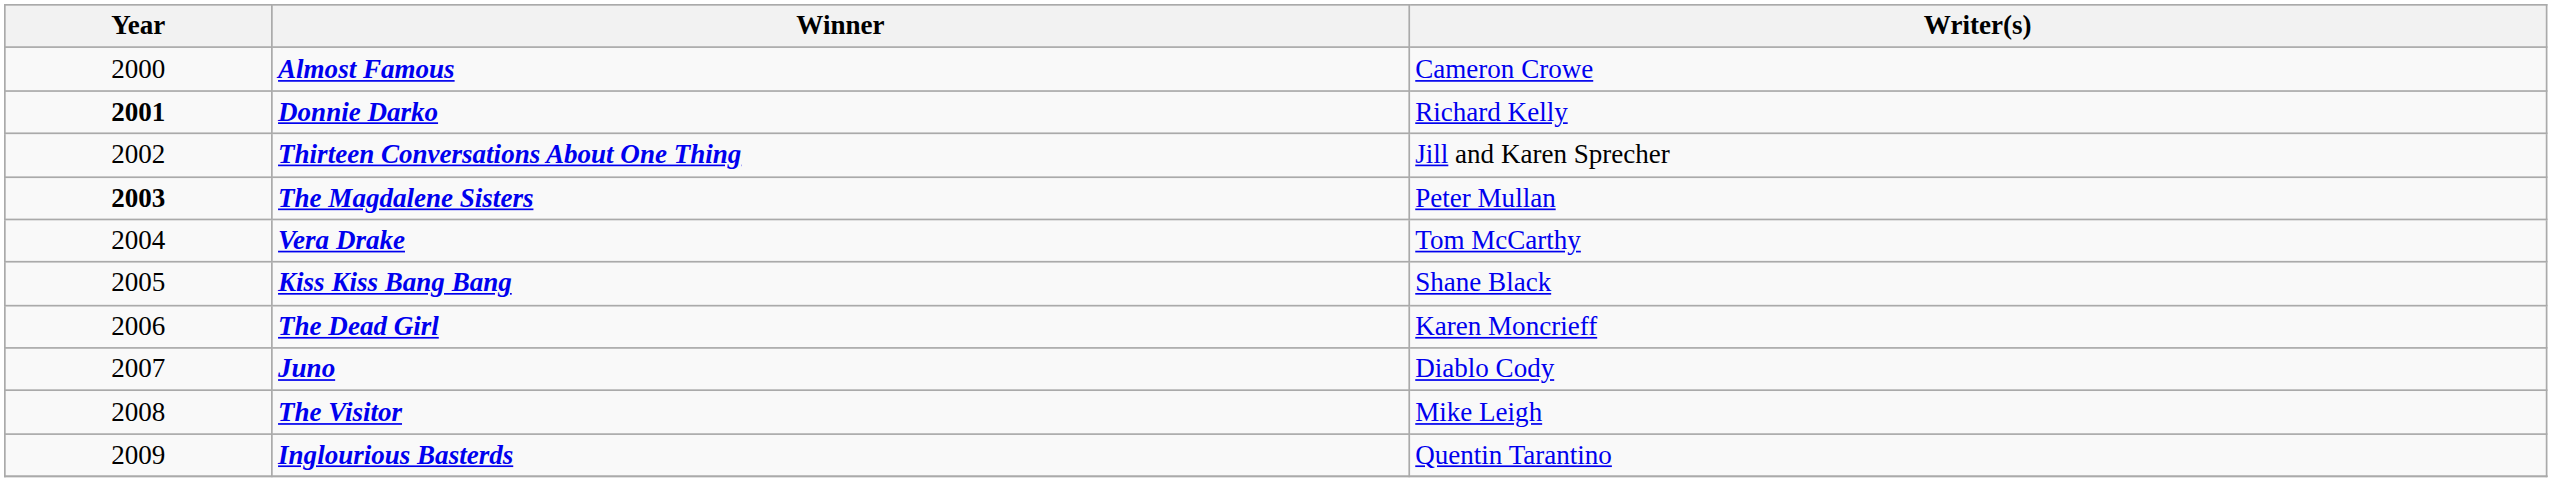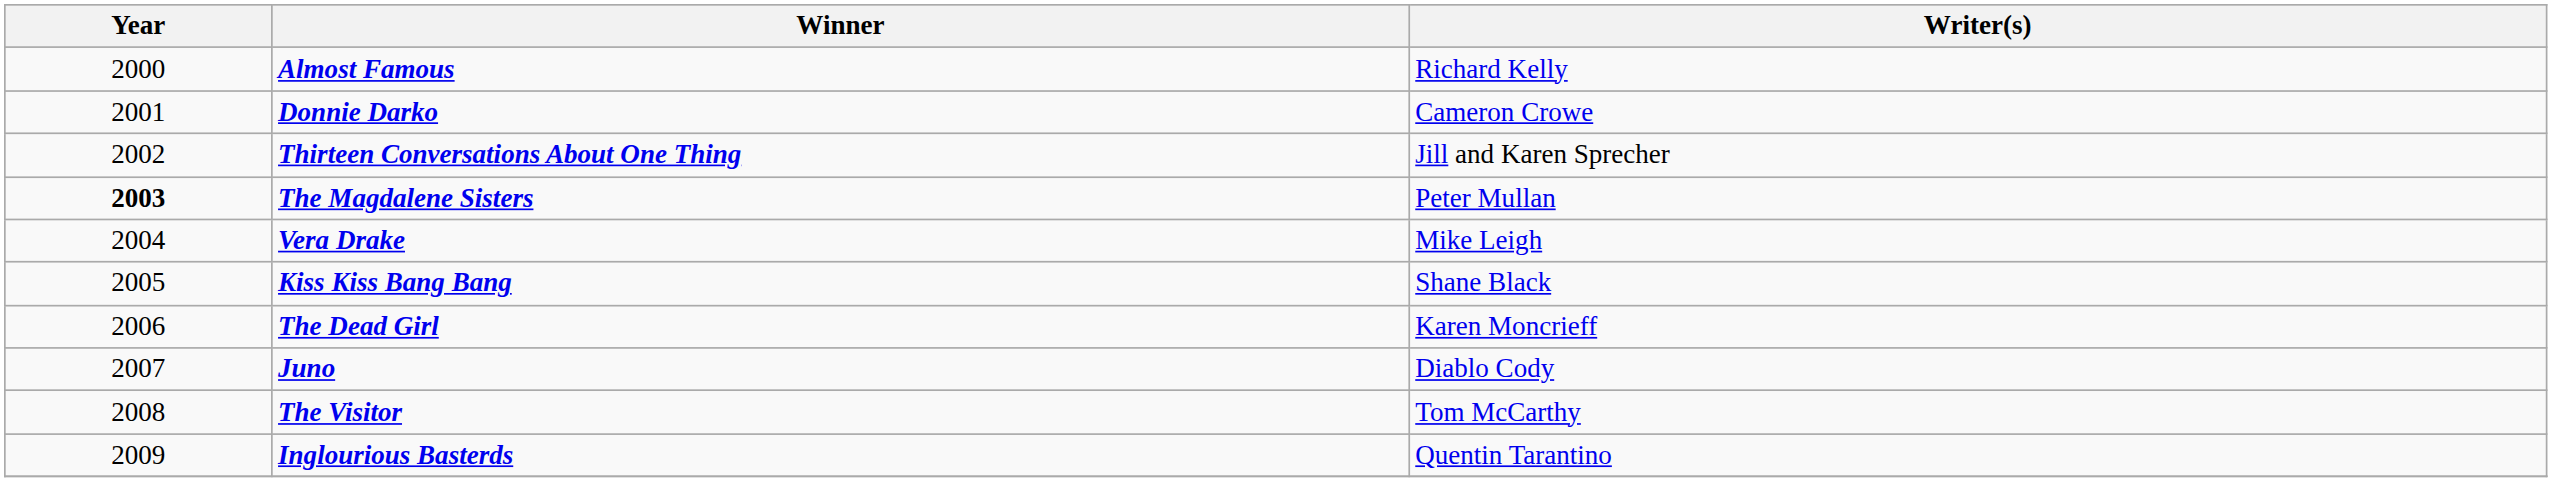(1504, 68) Cameron Crowe -> (1491, 68) Richard Kelly
(138, 111) bold -> (138, 111) normal
(1491, 111) Richard Kelly -> (1504, 111) Cameron Crowe
(1498, 240) Tom McCarthy -> (1479, 240) Mike Leigh
(1479, 411) Mike Leigh -> (1498, 411) Tom McCarthy
